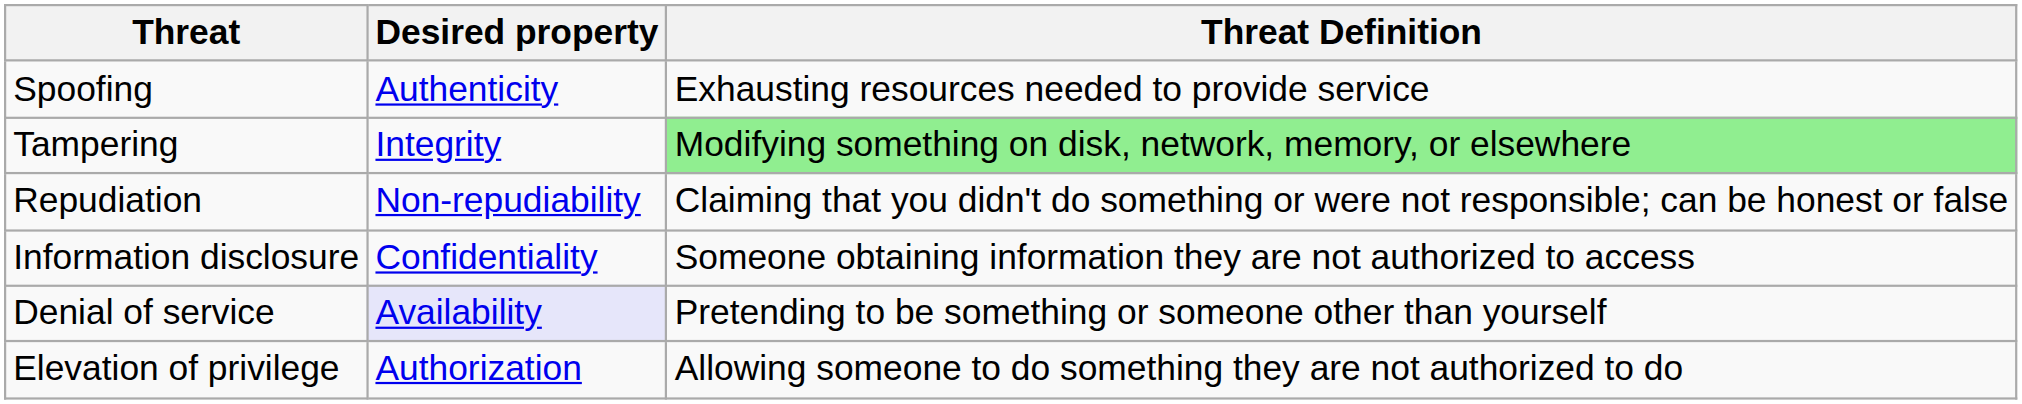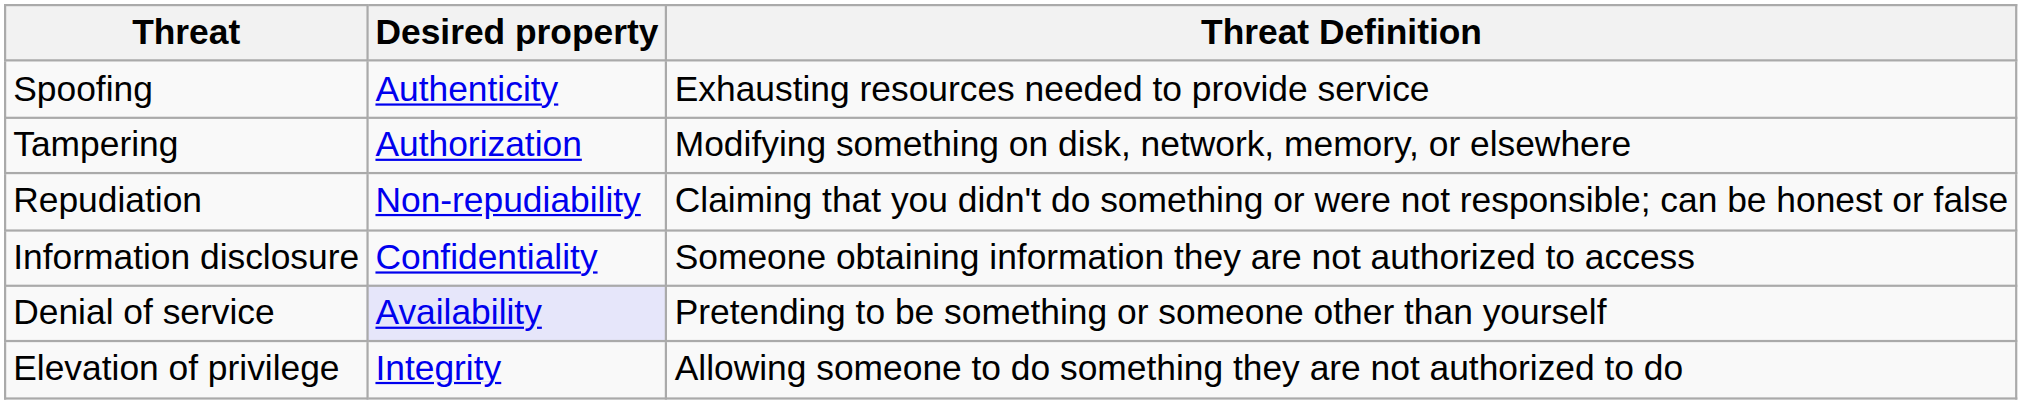(438, 144) Integrity -> (479, 144) Authorization
(1153, 144) lightgreen background -> (1153, 144) no background
(479, 369) Authorization -> (438, 369) Integrity
